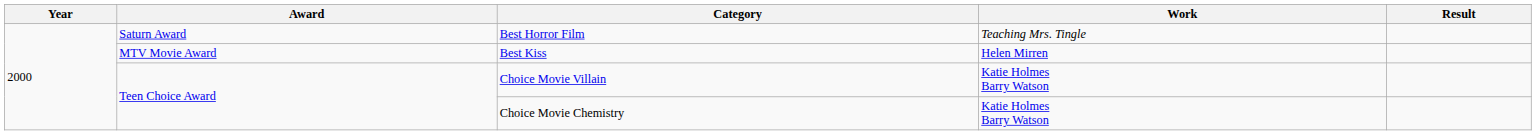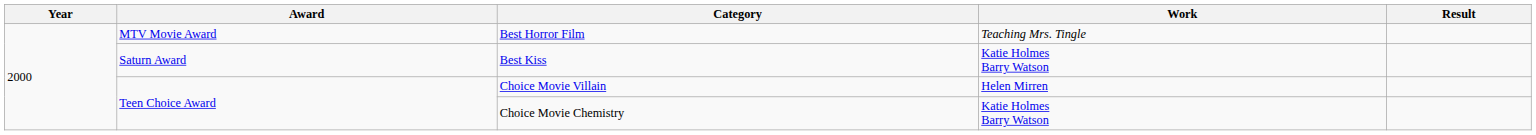(153, 33) Saturn Award -> (168, 33) MTV Movie Award
(168, 53) MTV Movie Award -> (153, 60) Saturn Award
(1015, 53) Helen Mirren -> (1015, 60) Katie Holmes Barry Watson
(1015, 79) Katie Holmes Barry Watson -> (1015, 86) Helen Mirren
